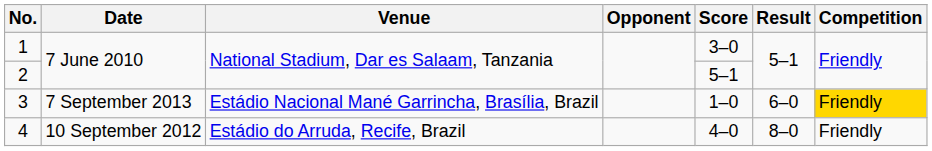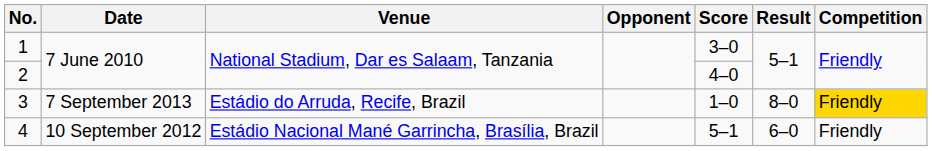(723, 74) 5–1 -> (723, 74) 4–0
(404, 103) Estádio Nacional Mané Garrincha, Brasília, Brazil -> (337, 103) Estádio do Arruda, Recife, Brazil
(783, 103) 6–0 -> (783, 103) 8–0
(337, 131) Estádio do Arruda, Recife, Brazil -> (404, 131) Estádio Nacional Mané Garrincha, Brasília, Brazil
(723, 131) 4–0 -> (723, 131) 5–1
(783, 131) 8–0 -> (783, 131) 6–0
